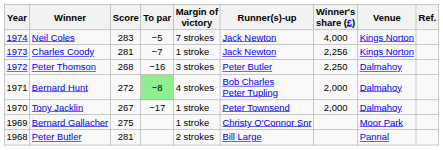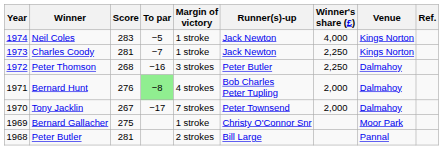(195, 37) 7 strokes -> (192, 37) 1 stroke
(336, 52) 2,256 -> (336, 52) 2,250
(126, 87) 272 -> (126, 87) 276
(192, 108) 1 stroke -> (195, 108) 7 strokes
